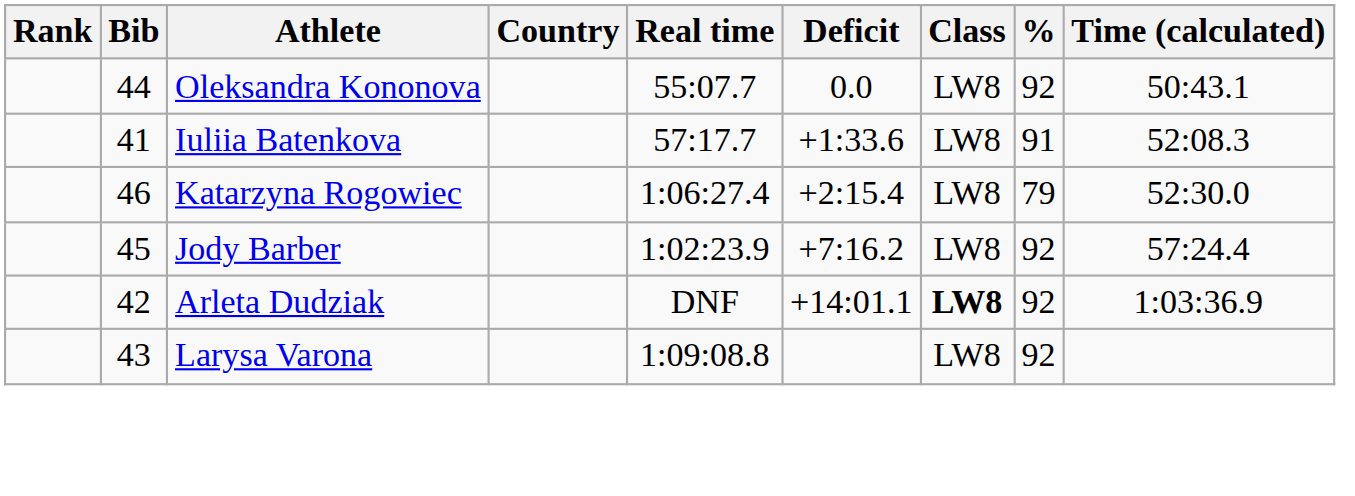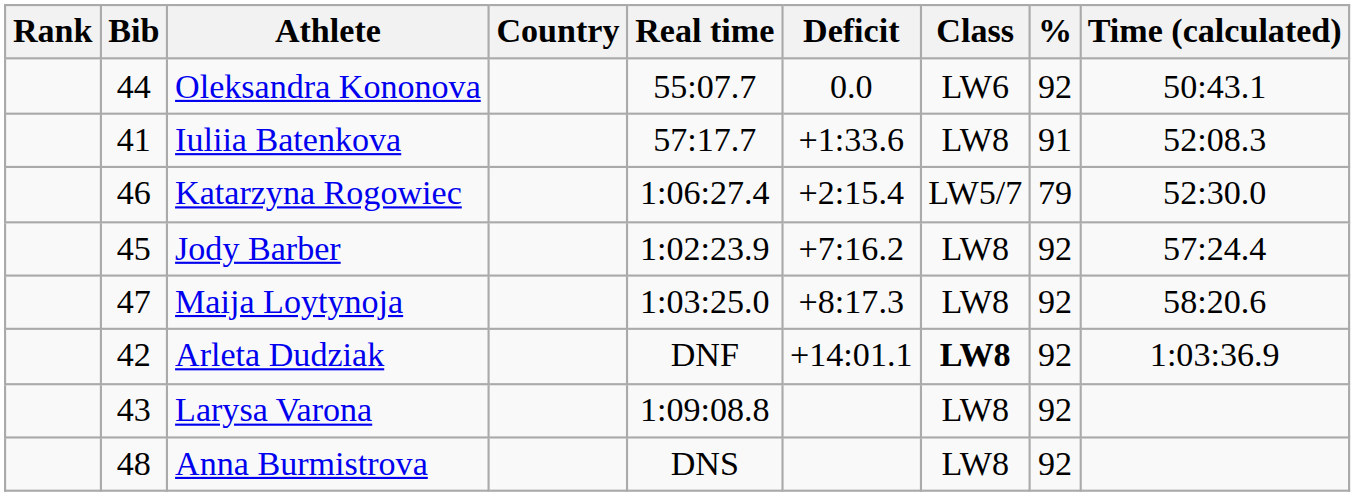(967, 85) LW8 -> (975, 85) LW6
(967, 193) LW8 -> (975, 193) LW5/7
+ row: (289, 301)
+ row: (301, 463)
